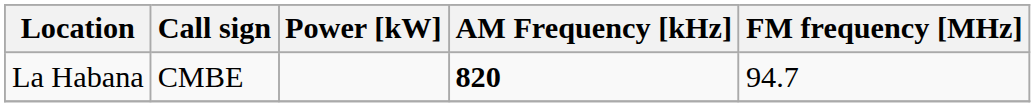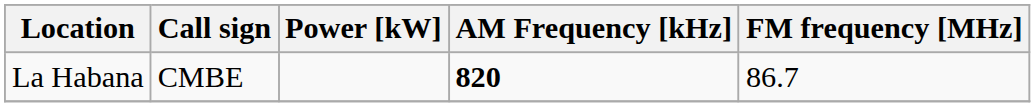(772, 76) 94.7 -> (772, 76) 86.7
